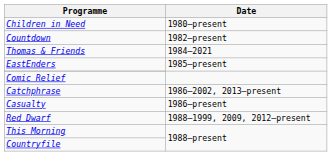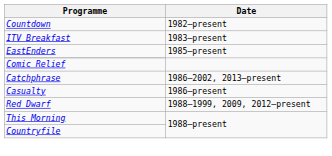- row: (46, 24)
+ row: (38, 38)
- row: (46, 51)
